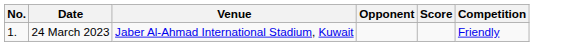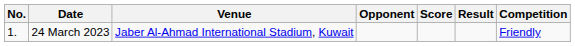+ column: (476, 13)
